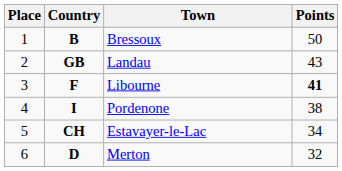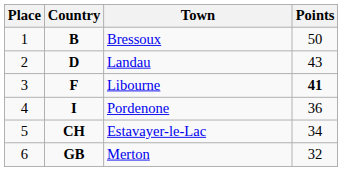(74, 62) GB -> (74, 62) D
(315, 108) 38 -> (315, 108) 36
(74, 154) D -> (74, 154) GB
